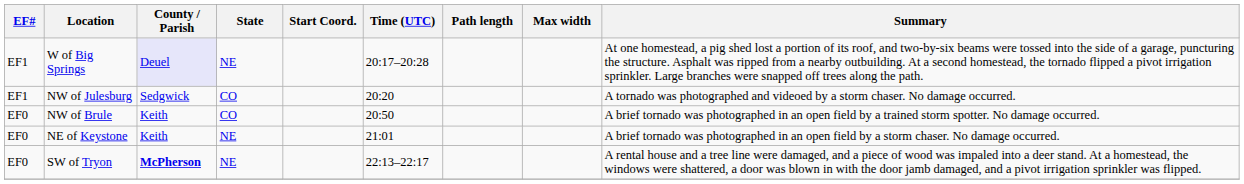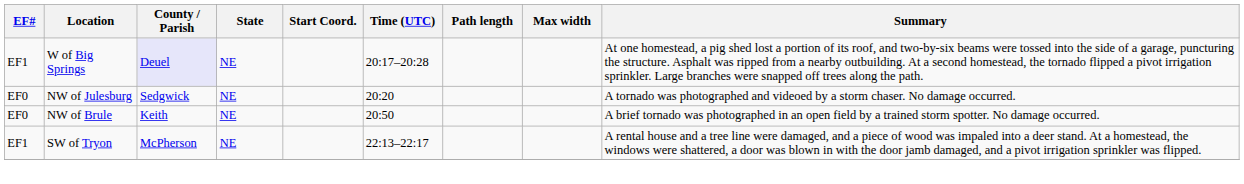(18, 96) EF1 -> (18, 96) EF0
(228, 96) CO -> (228, 96) NE
(228, 115) CO -> (228, 115) NE
- row: (87, 135)
(18, 162) EF0 -> (18, 142) EF1
(171, 162) bold -> (168, 142) normal
